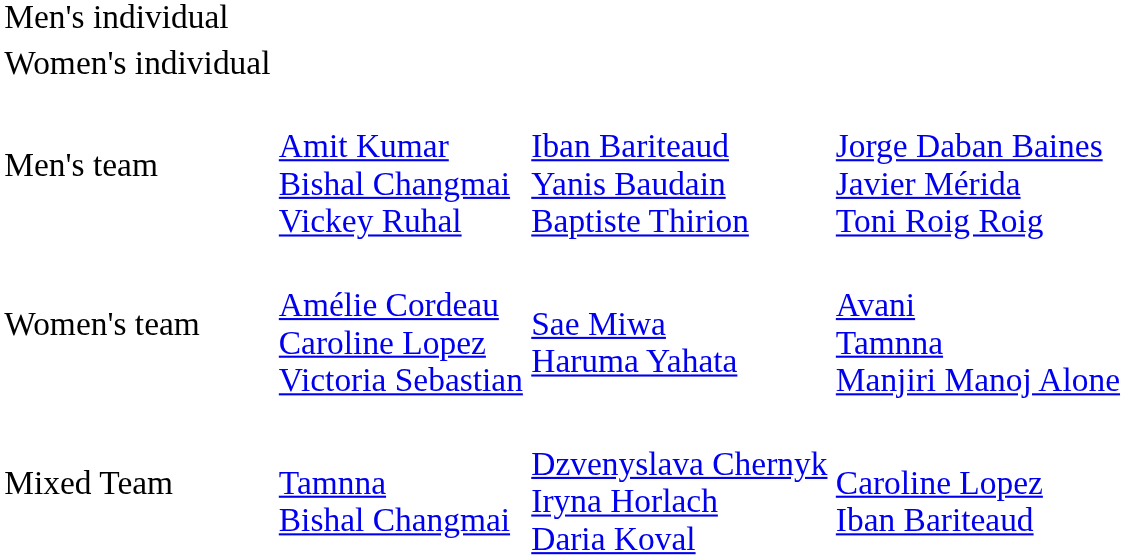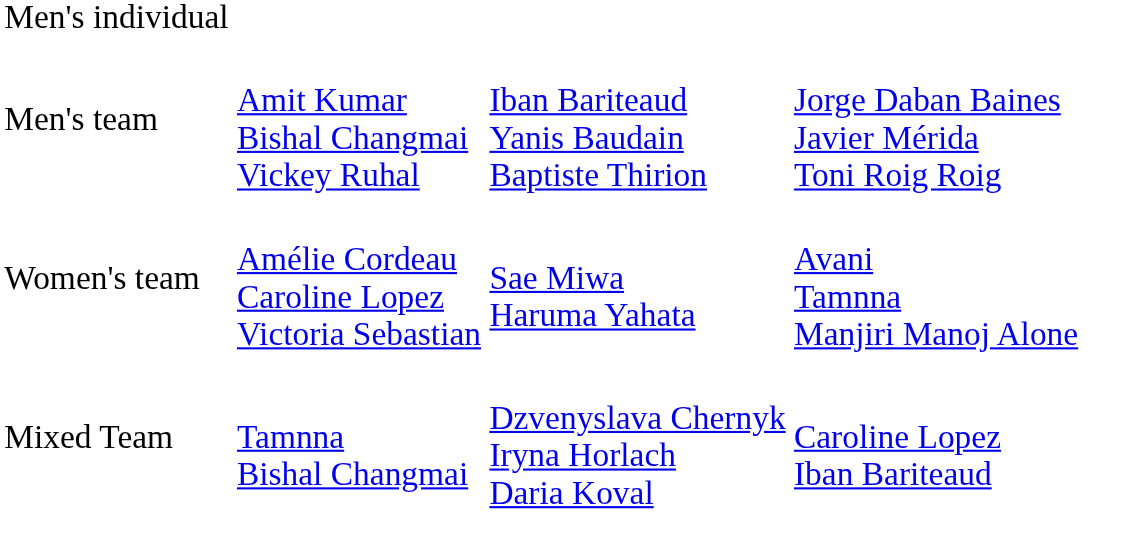- row: (137, 62)
